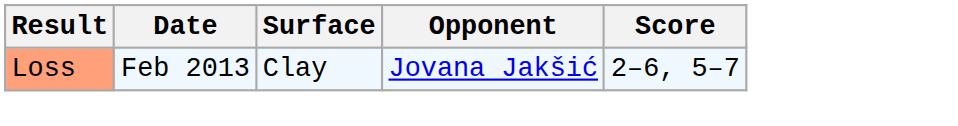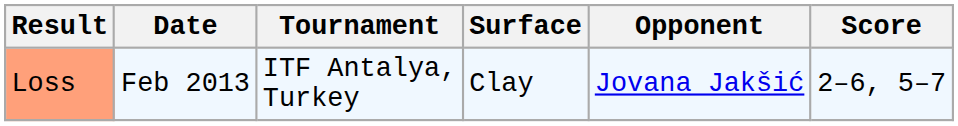+ column: (360, 26)
